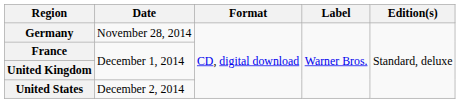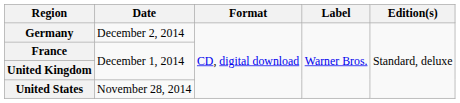(144, 32) November 28, 2014 -> (141, 32) December 2, 2014
(141, 88) December 2, 2014 -> (144, 88) November 28, 2014
